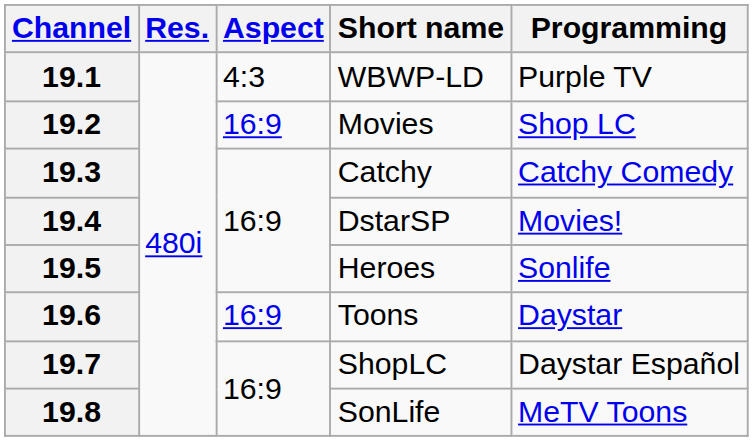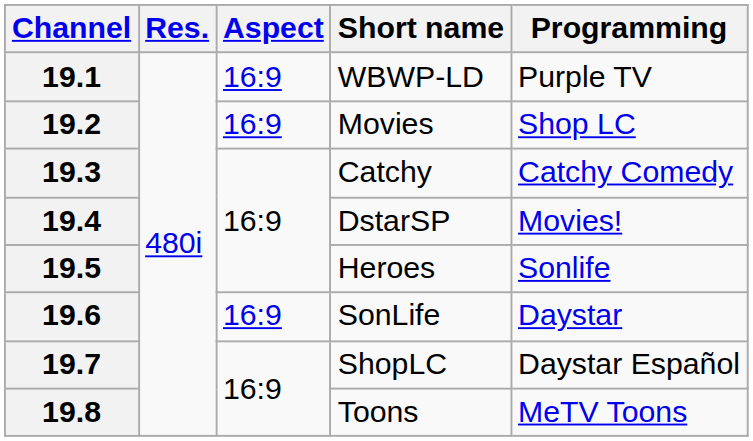(244, 76) 4:3 -> (252, 76) 16:9
(378, 316) Toons -> (389, 316) SonLife
(389, 412) SonLife -> (378, 412) Toons
